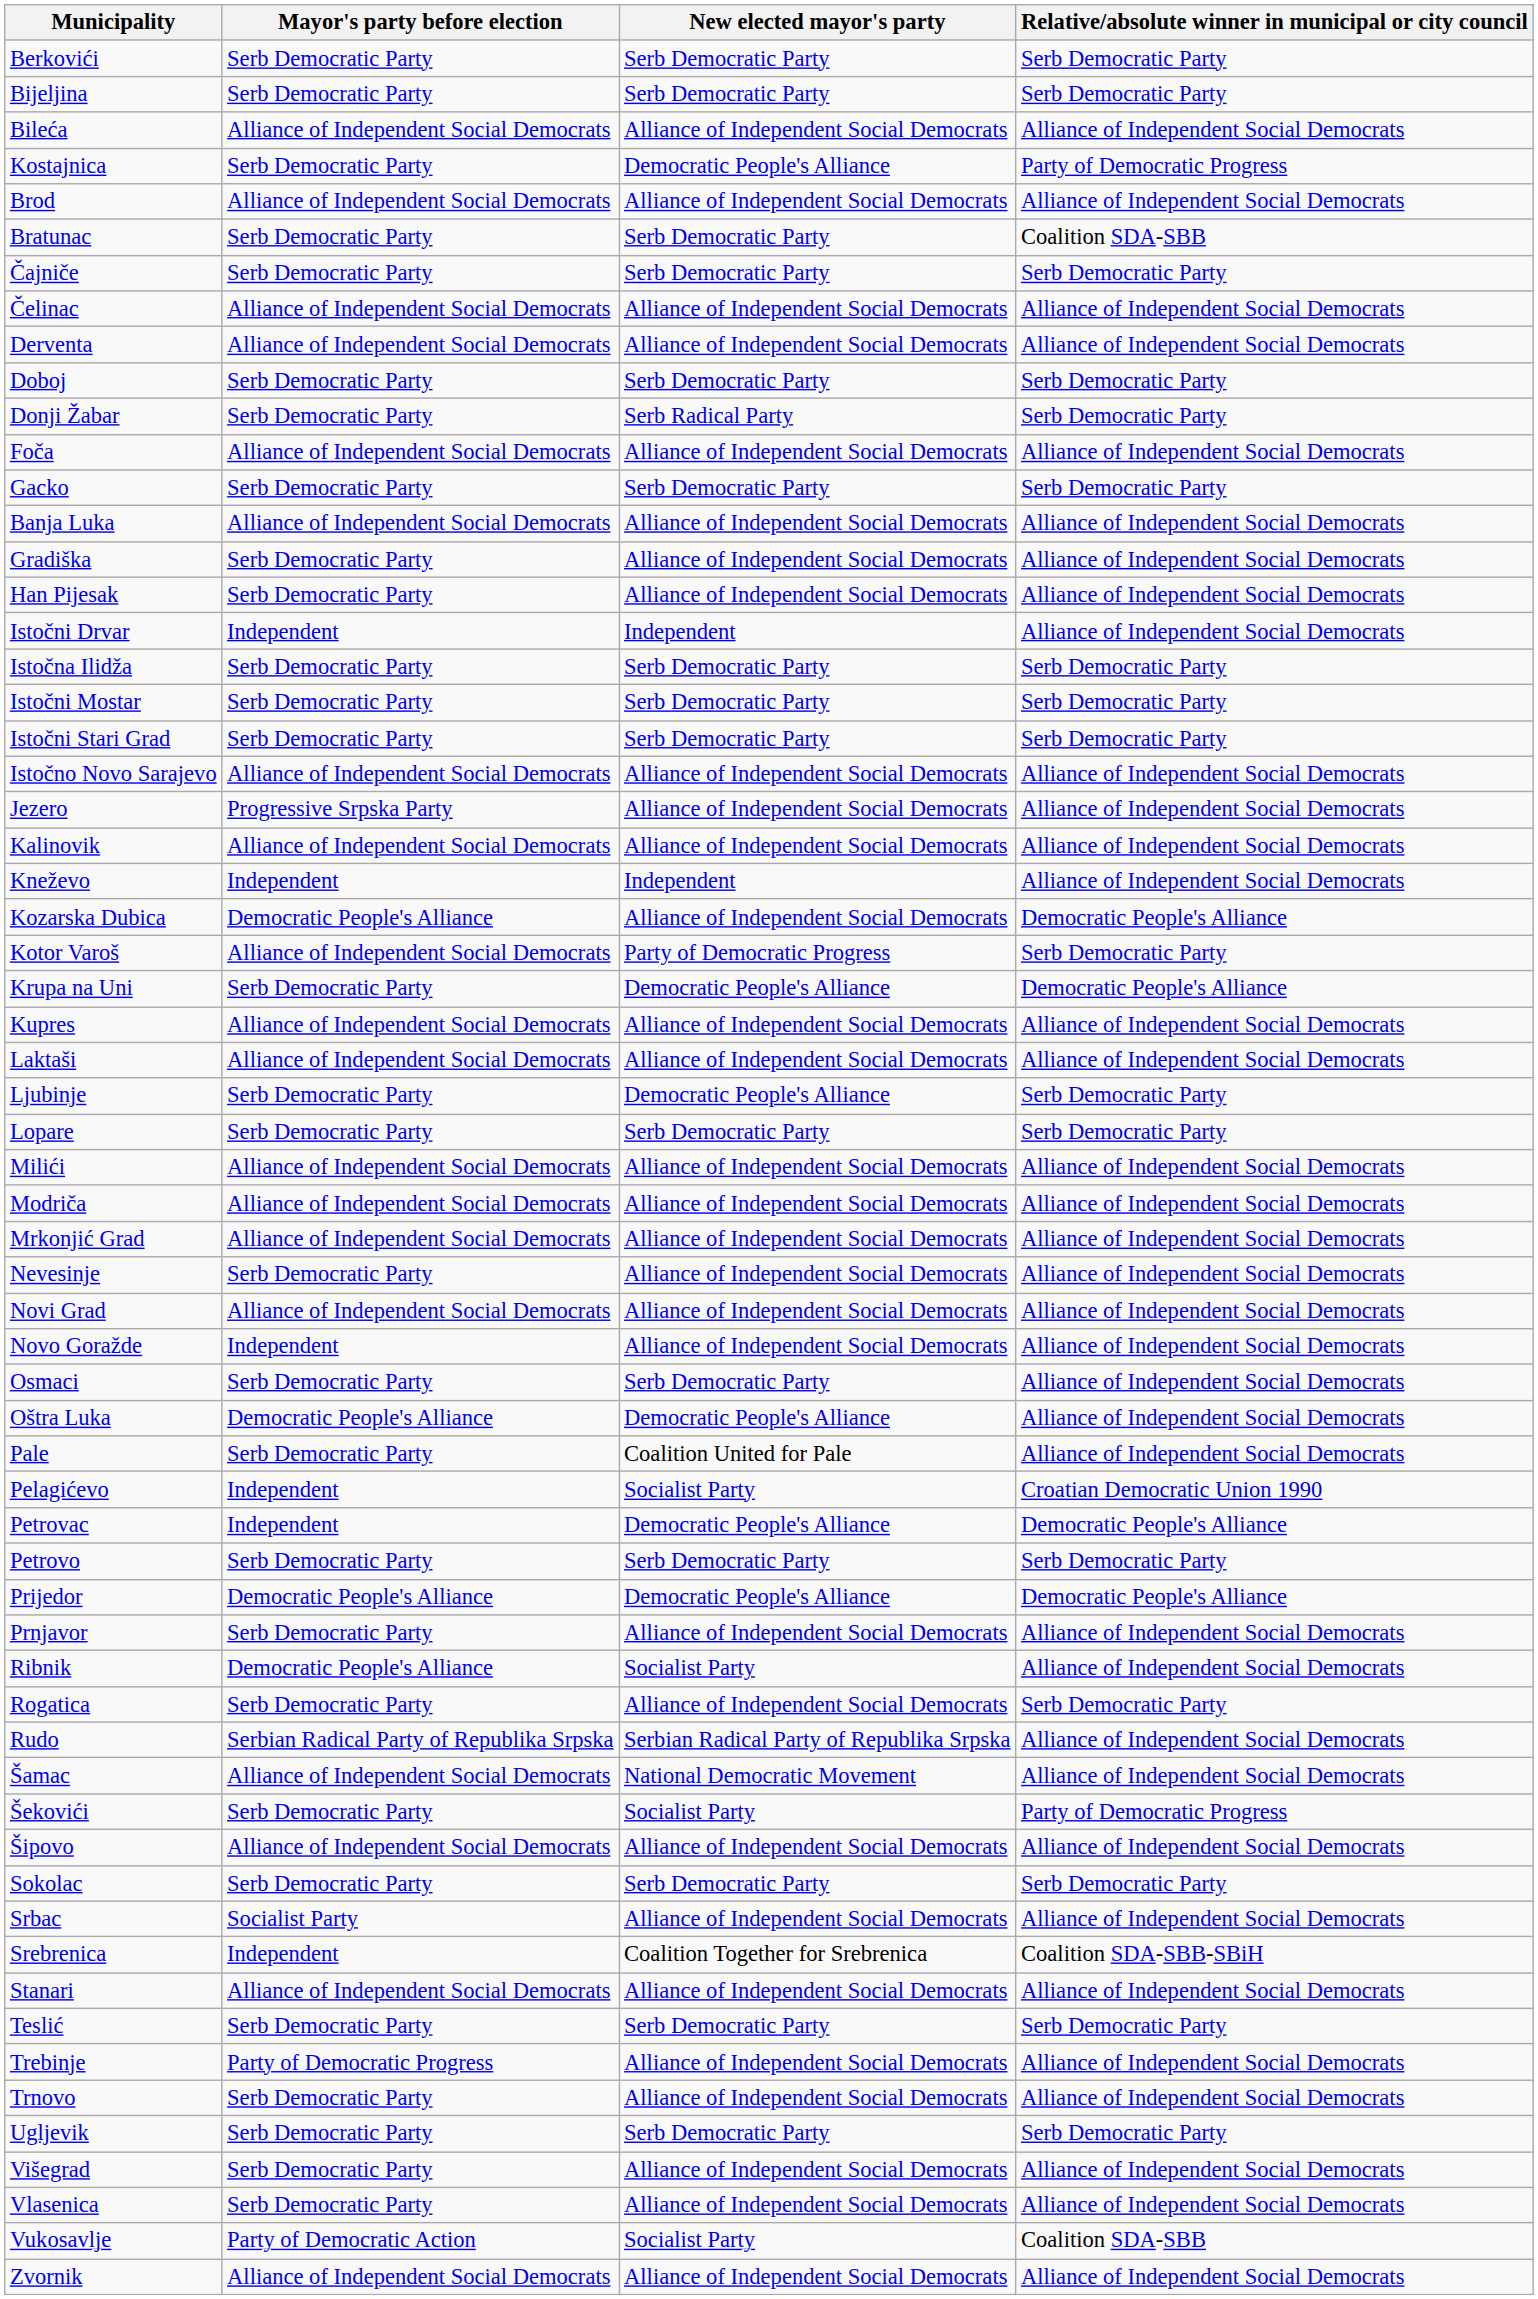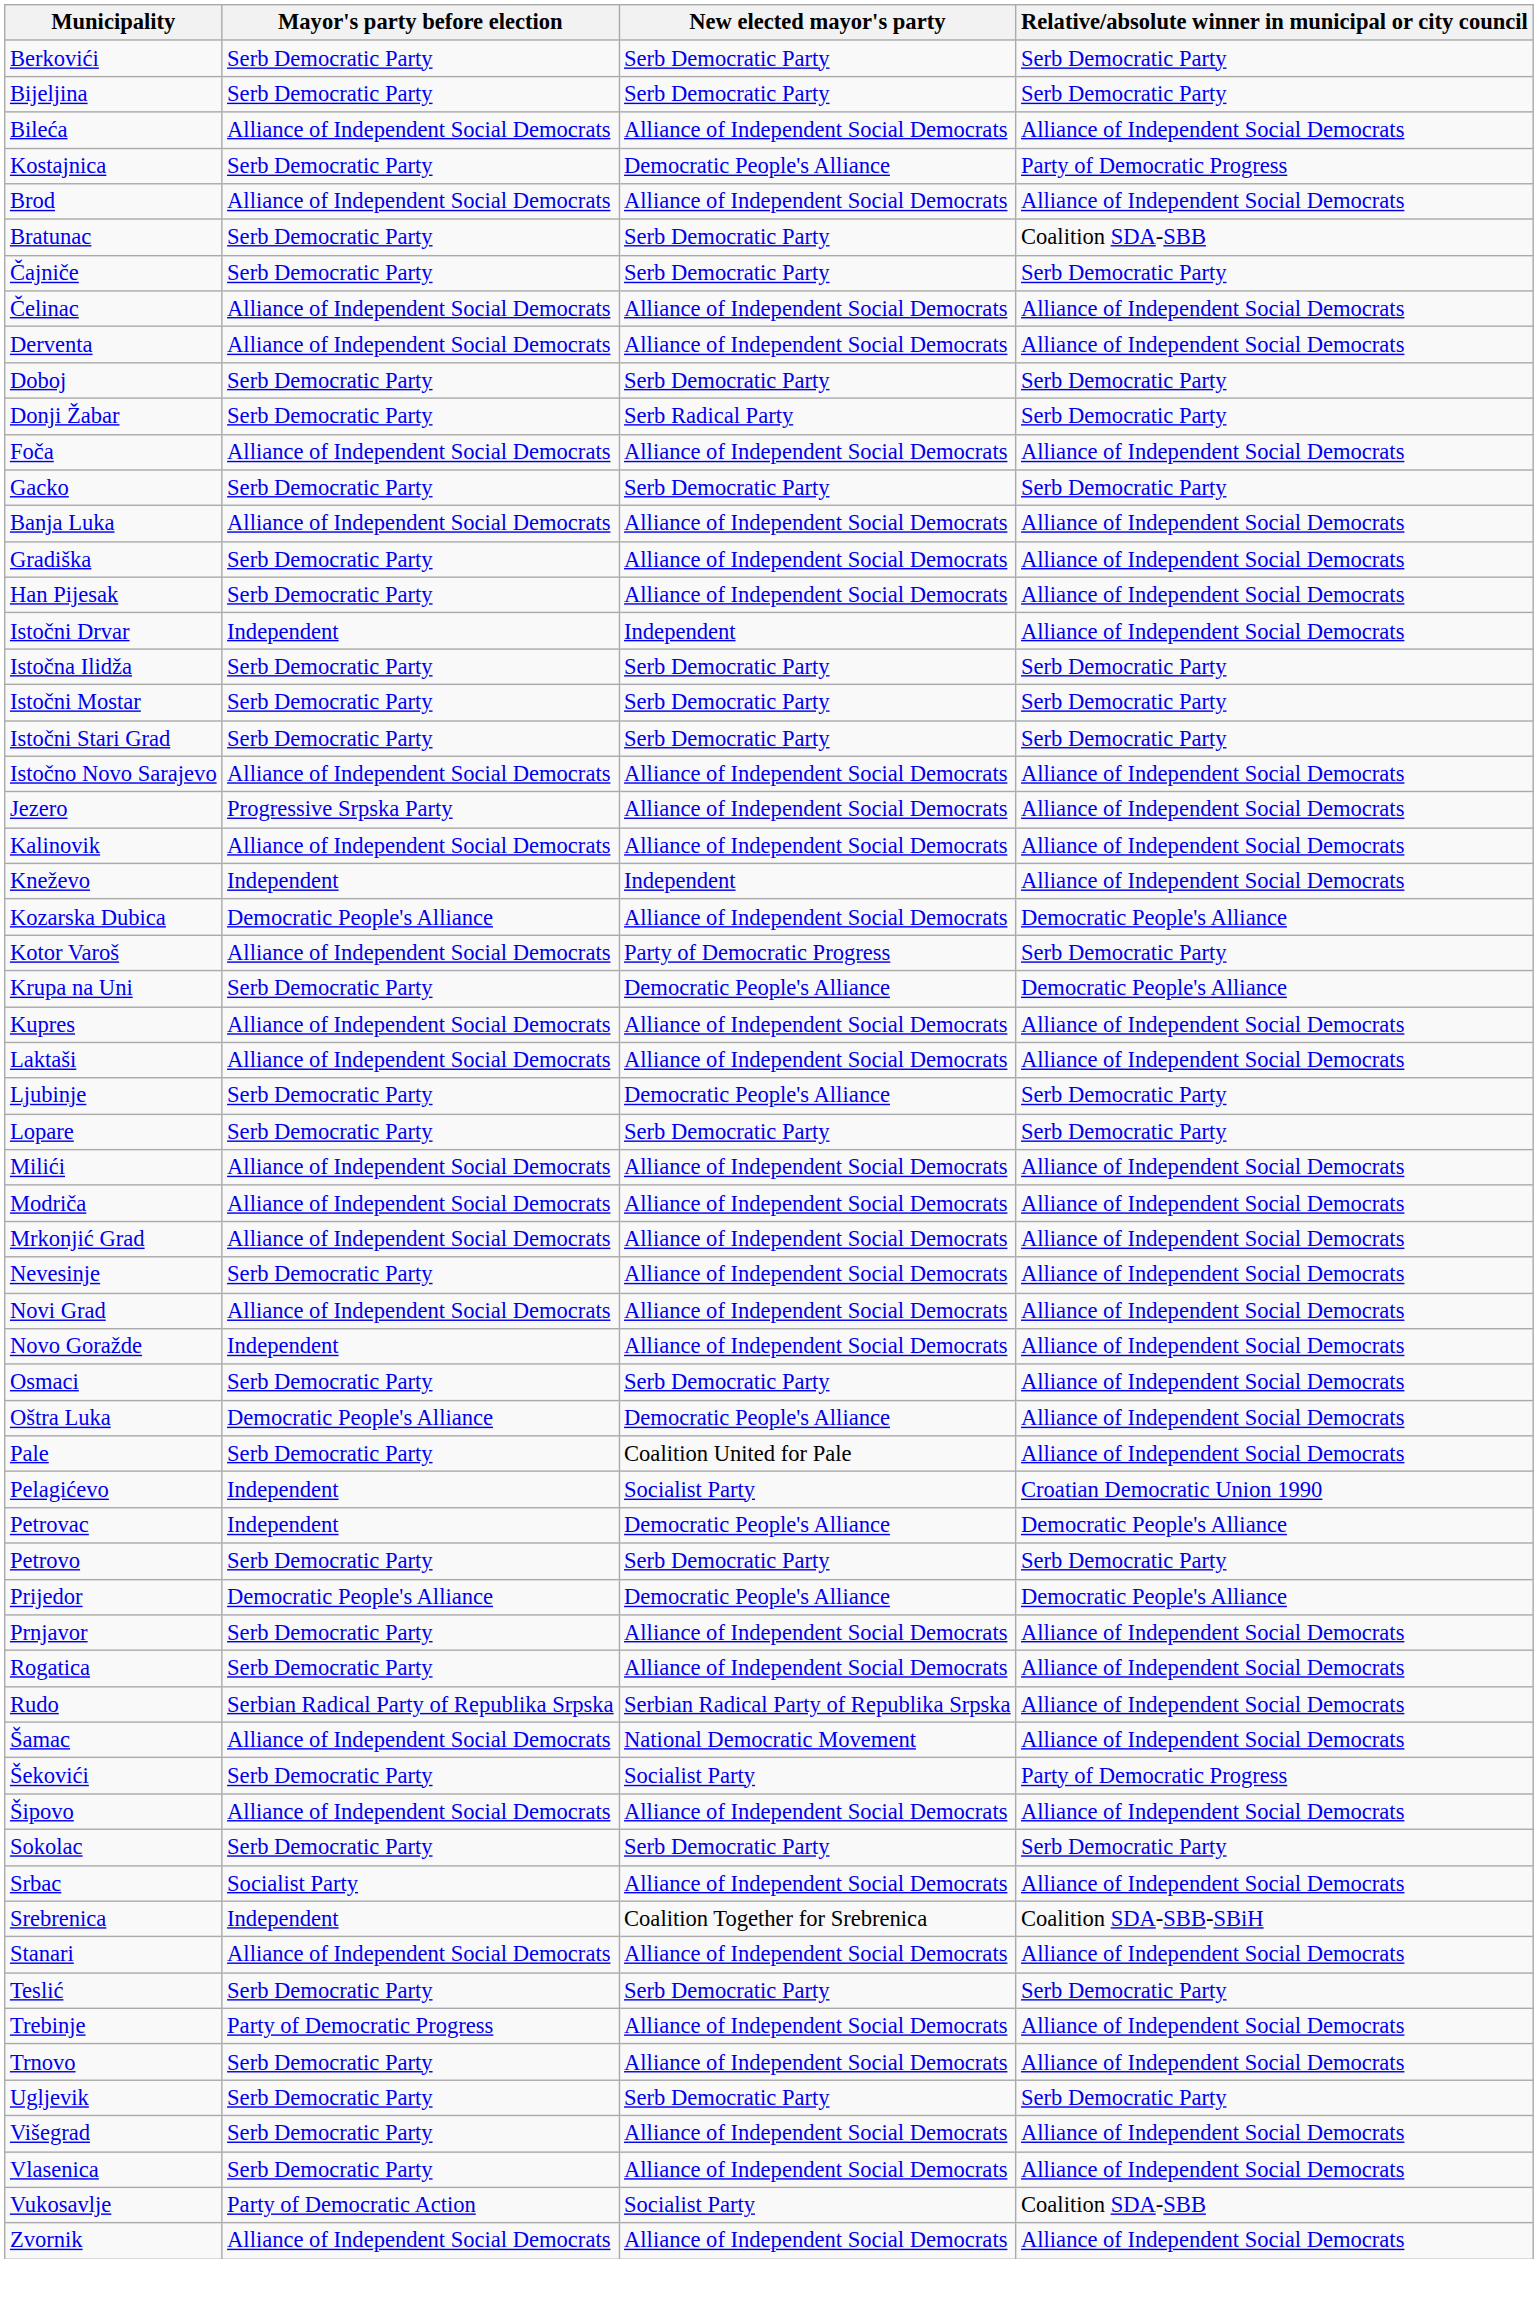- row: (41, 1668)
(1124, 1703) Serb Democratic Party -> (1213, 1668) Alliance of Independent Social Democrats
